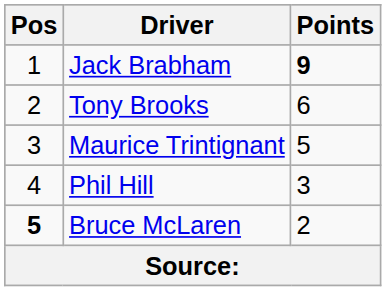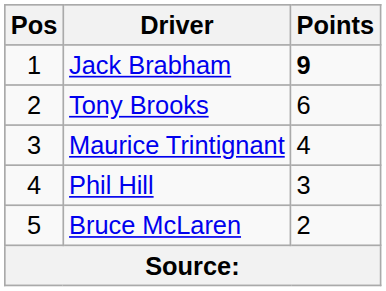(304, 146) 5 -> (304, 146) 4
(34, 226) bold -> (34, 226) normal
